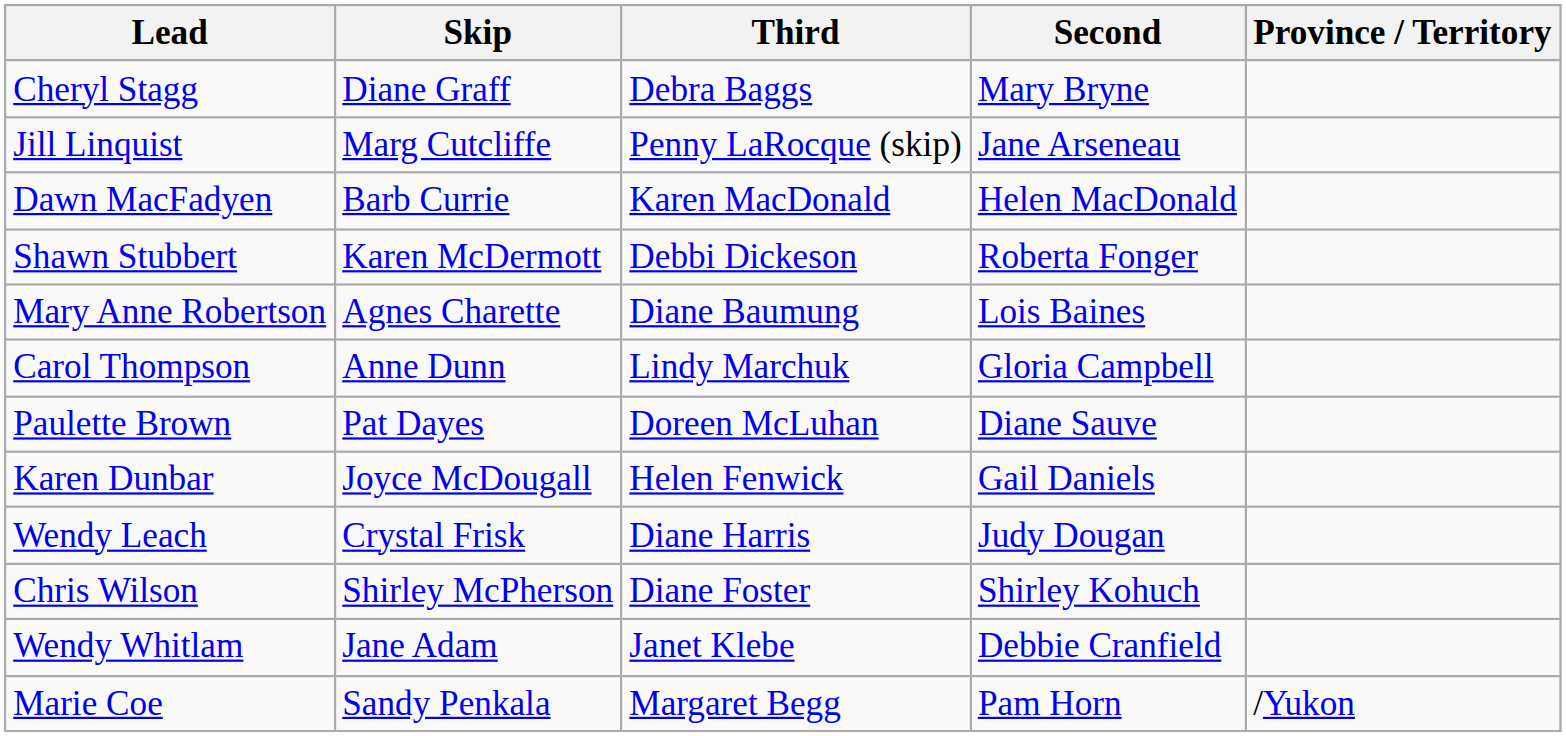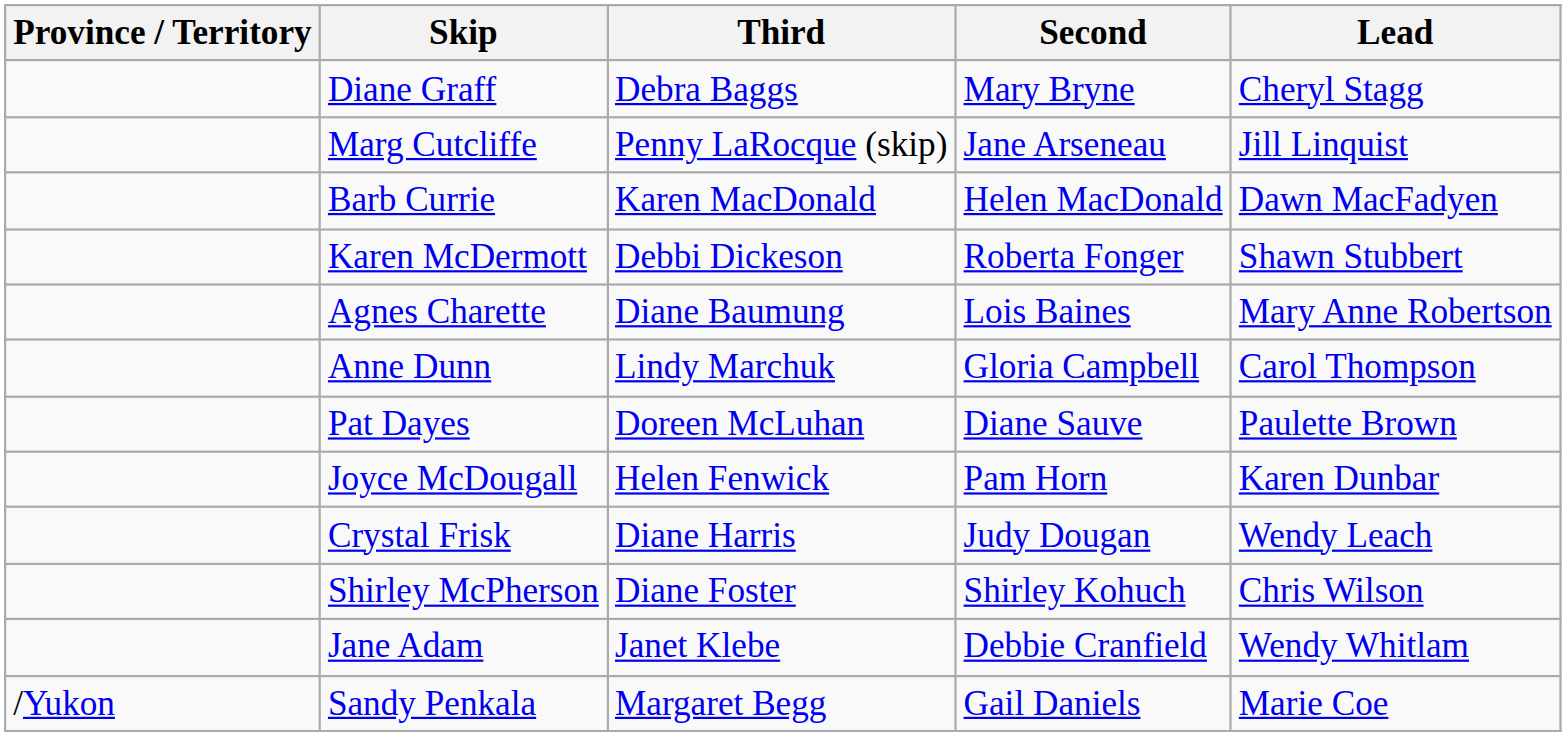columns swapped: (1402, 32) <-> (170, 32)
(1066, 479) Gail Daniels -> (1035, 479) Pam Horn
(1050, 702) Pam Horn -> (1052, 702) Gail Daniels
